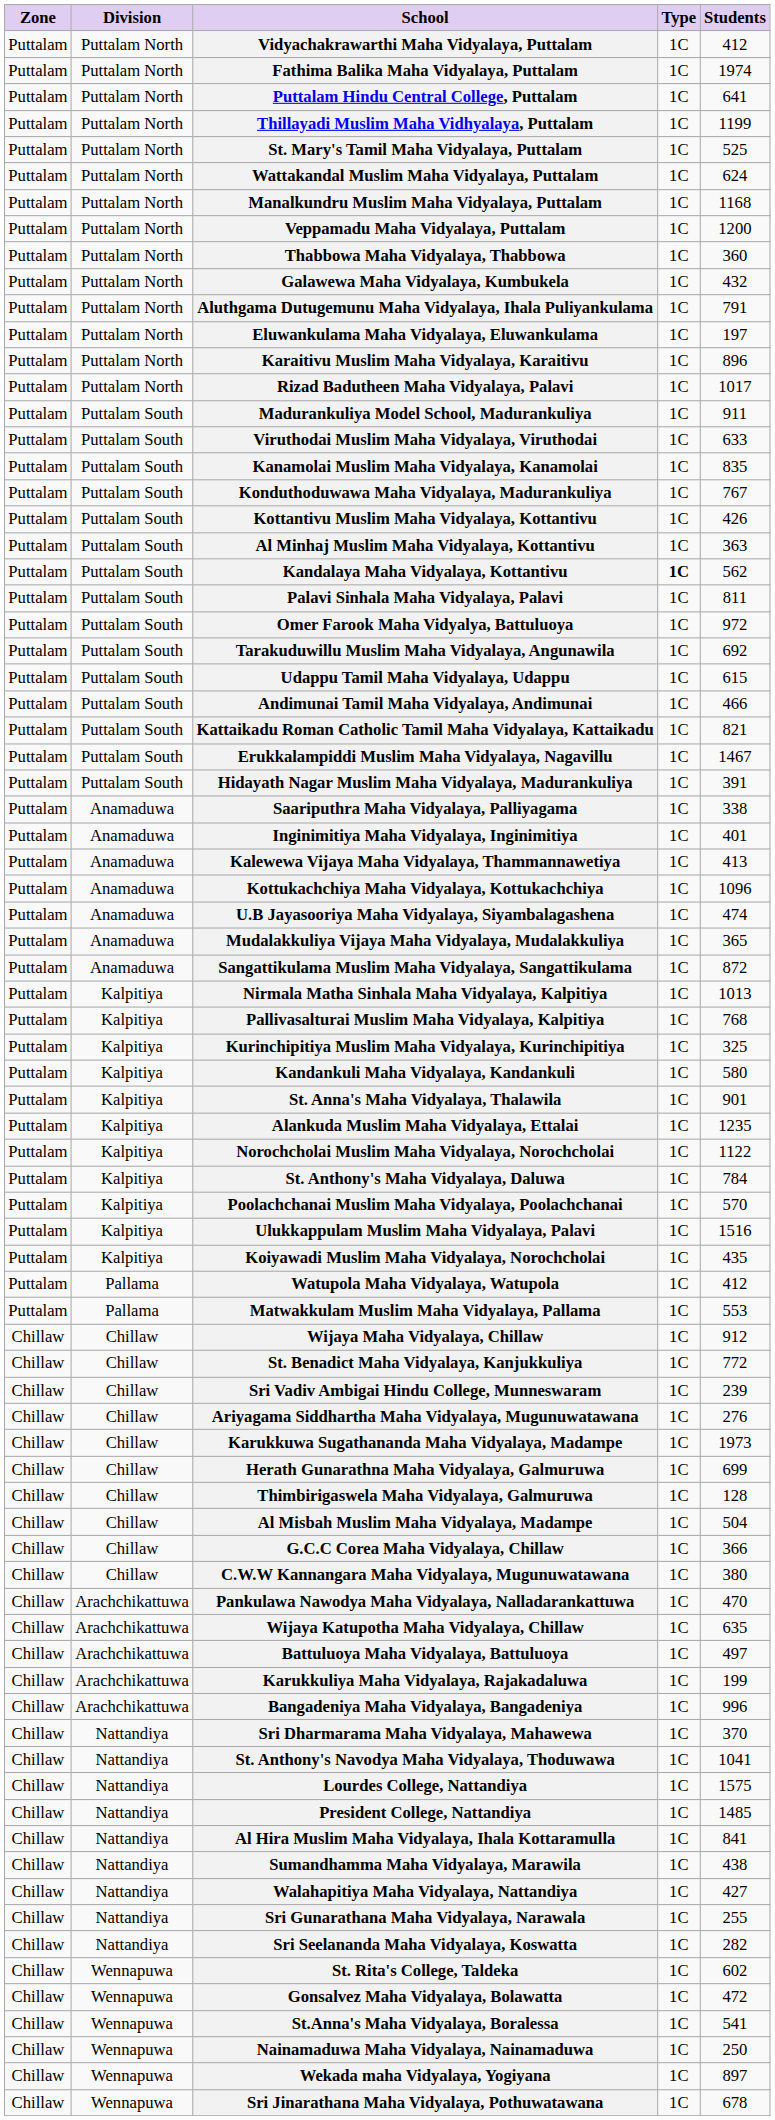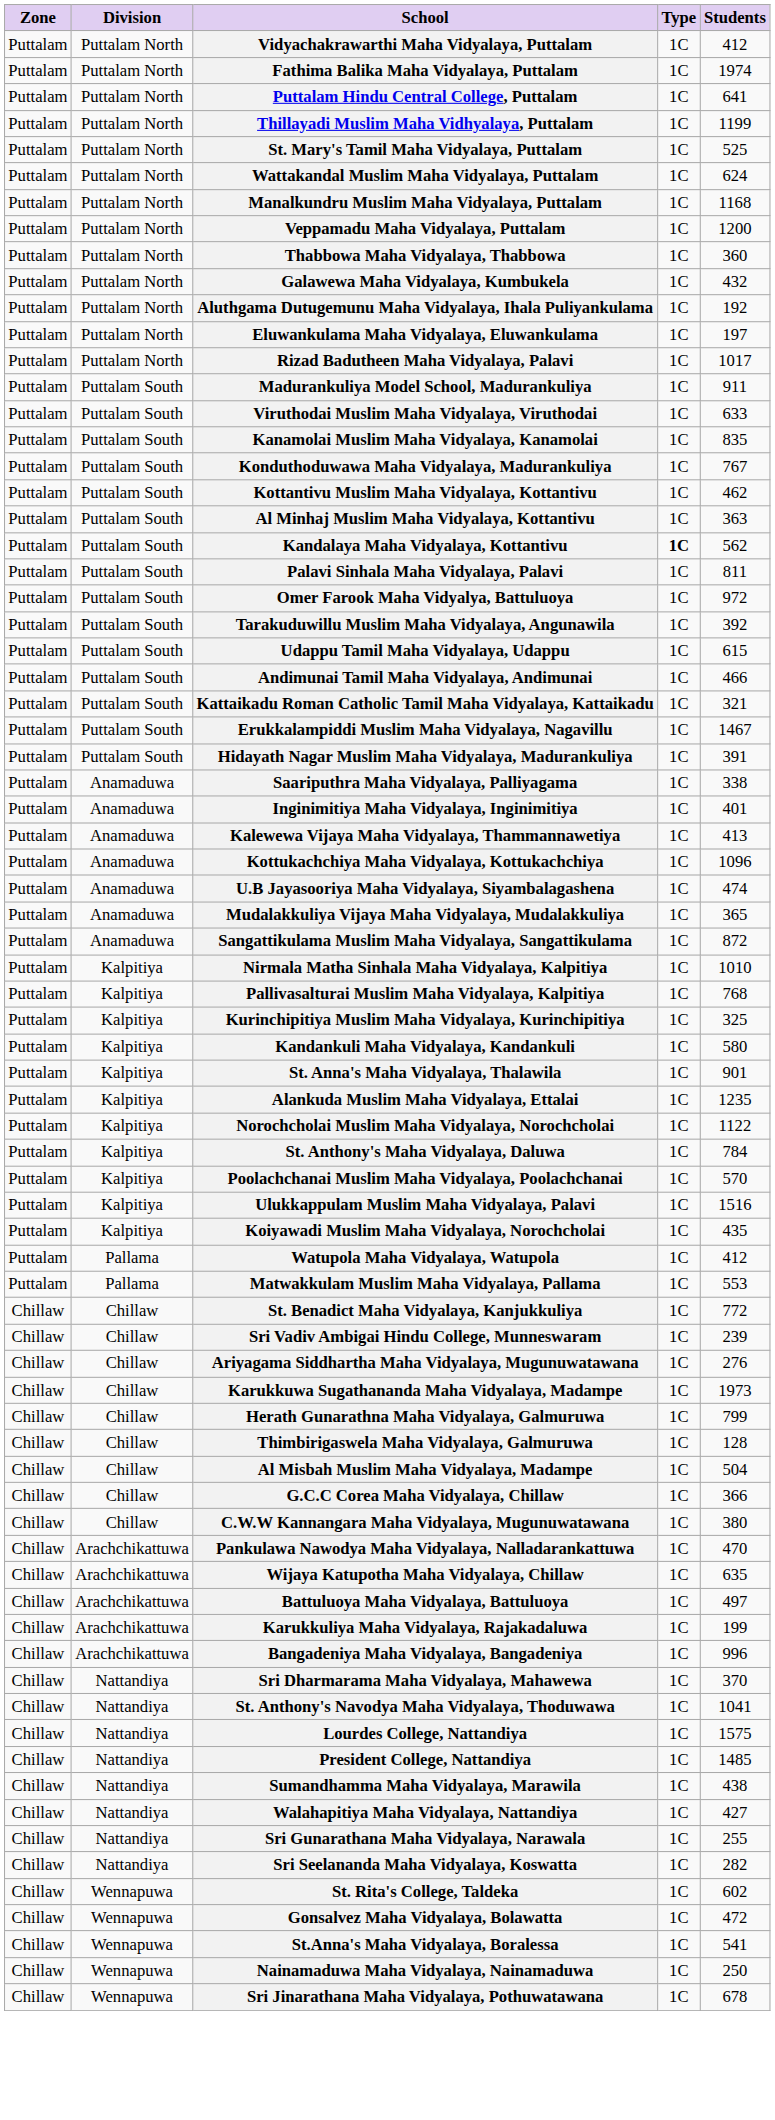(735, 307) 791 -> (735, 307) 192
- row: (425, 360)
(735, 519) 426 -> (735, 492) 462
(735, 651) 692 -> (735, 624) 392
(735, 730) 821 -> (735, 703) 321
(735, 994) 1013 -> (735, 967) 1010
- row: (425, 1337)
(735, 1469) 699 -> (735, 1416) 799
- row: (425, 1838)
- row: (425, 2076)
